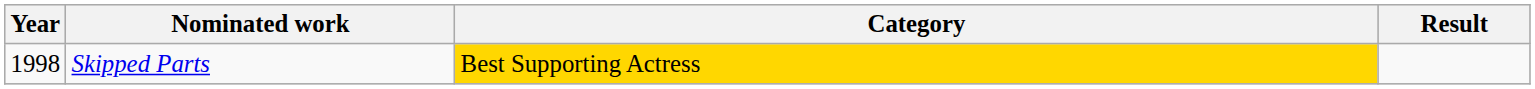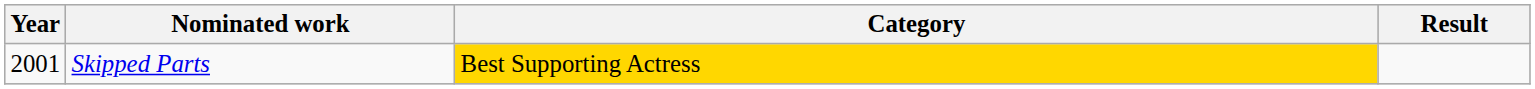(35, 63) 1998 -> (35, 63) 2001
